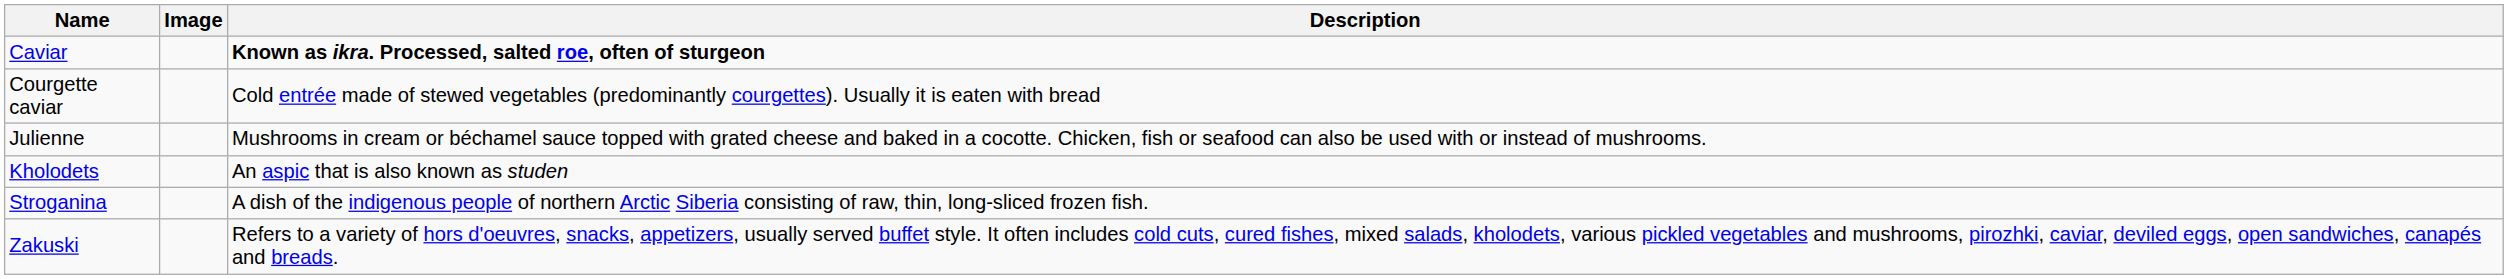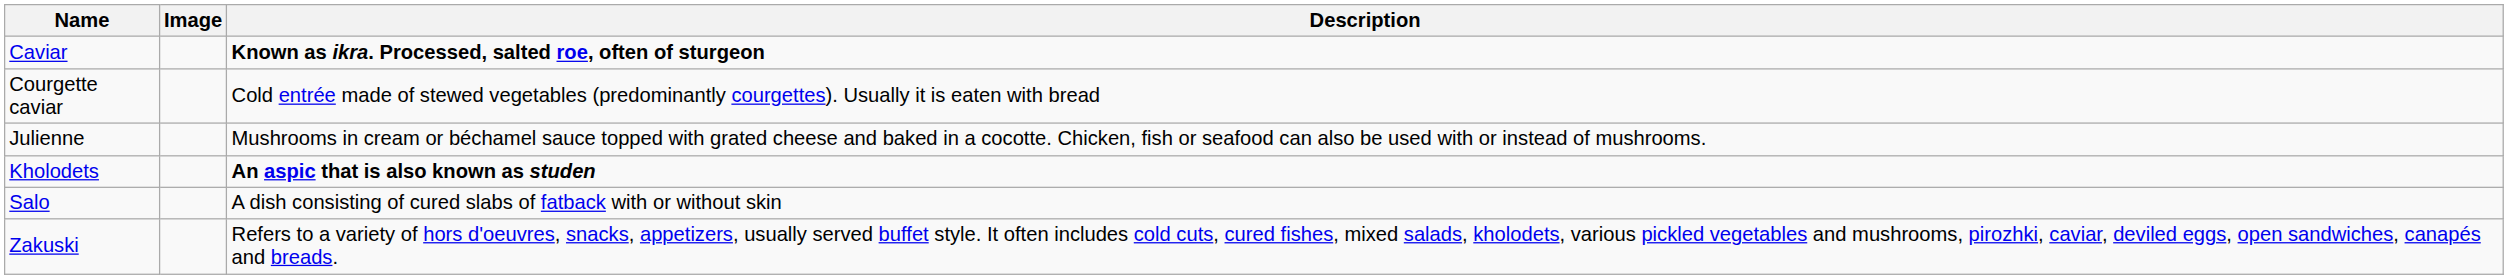(400, 171) normal -> (414, 171) bold
+ row: (29, 203)
- row: (58, 203)
